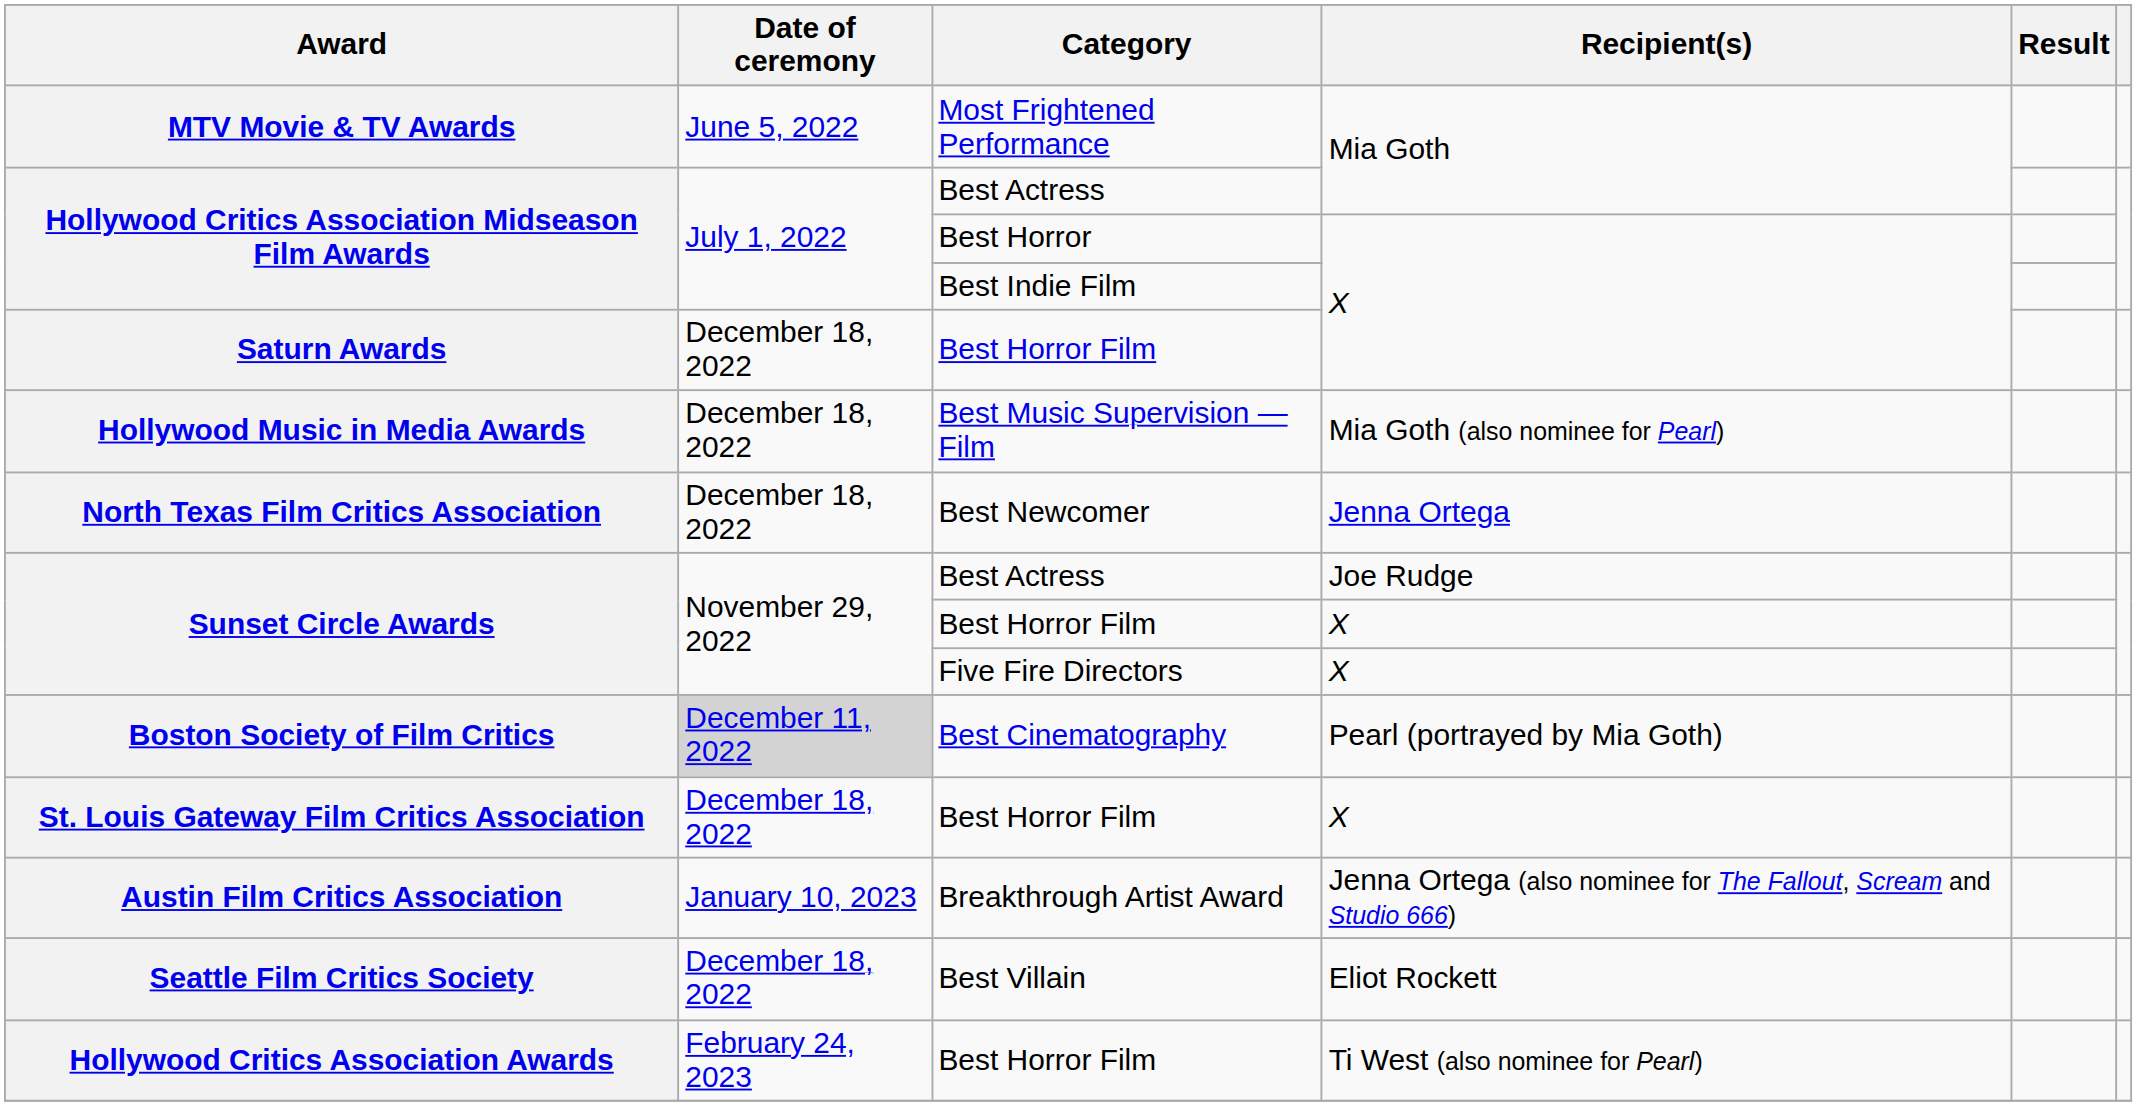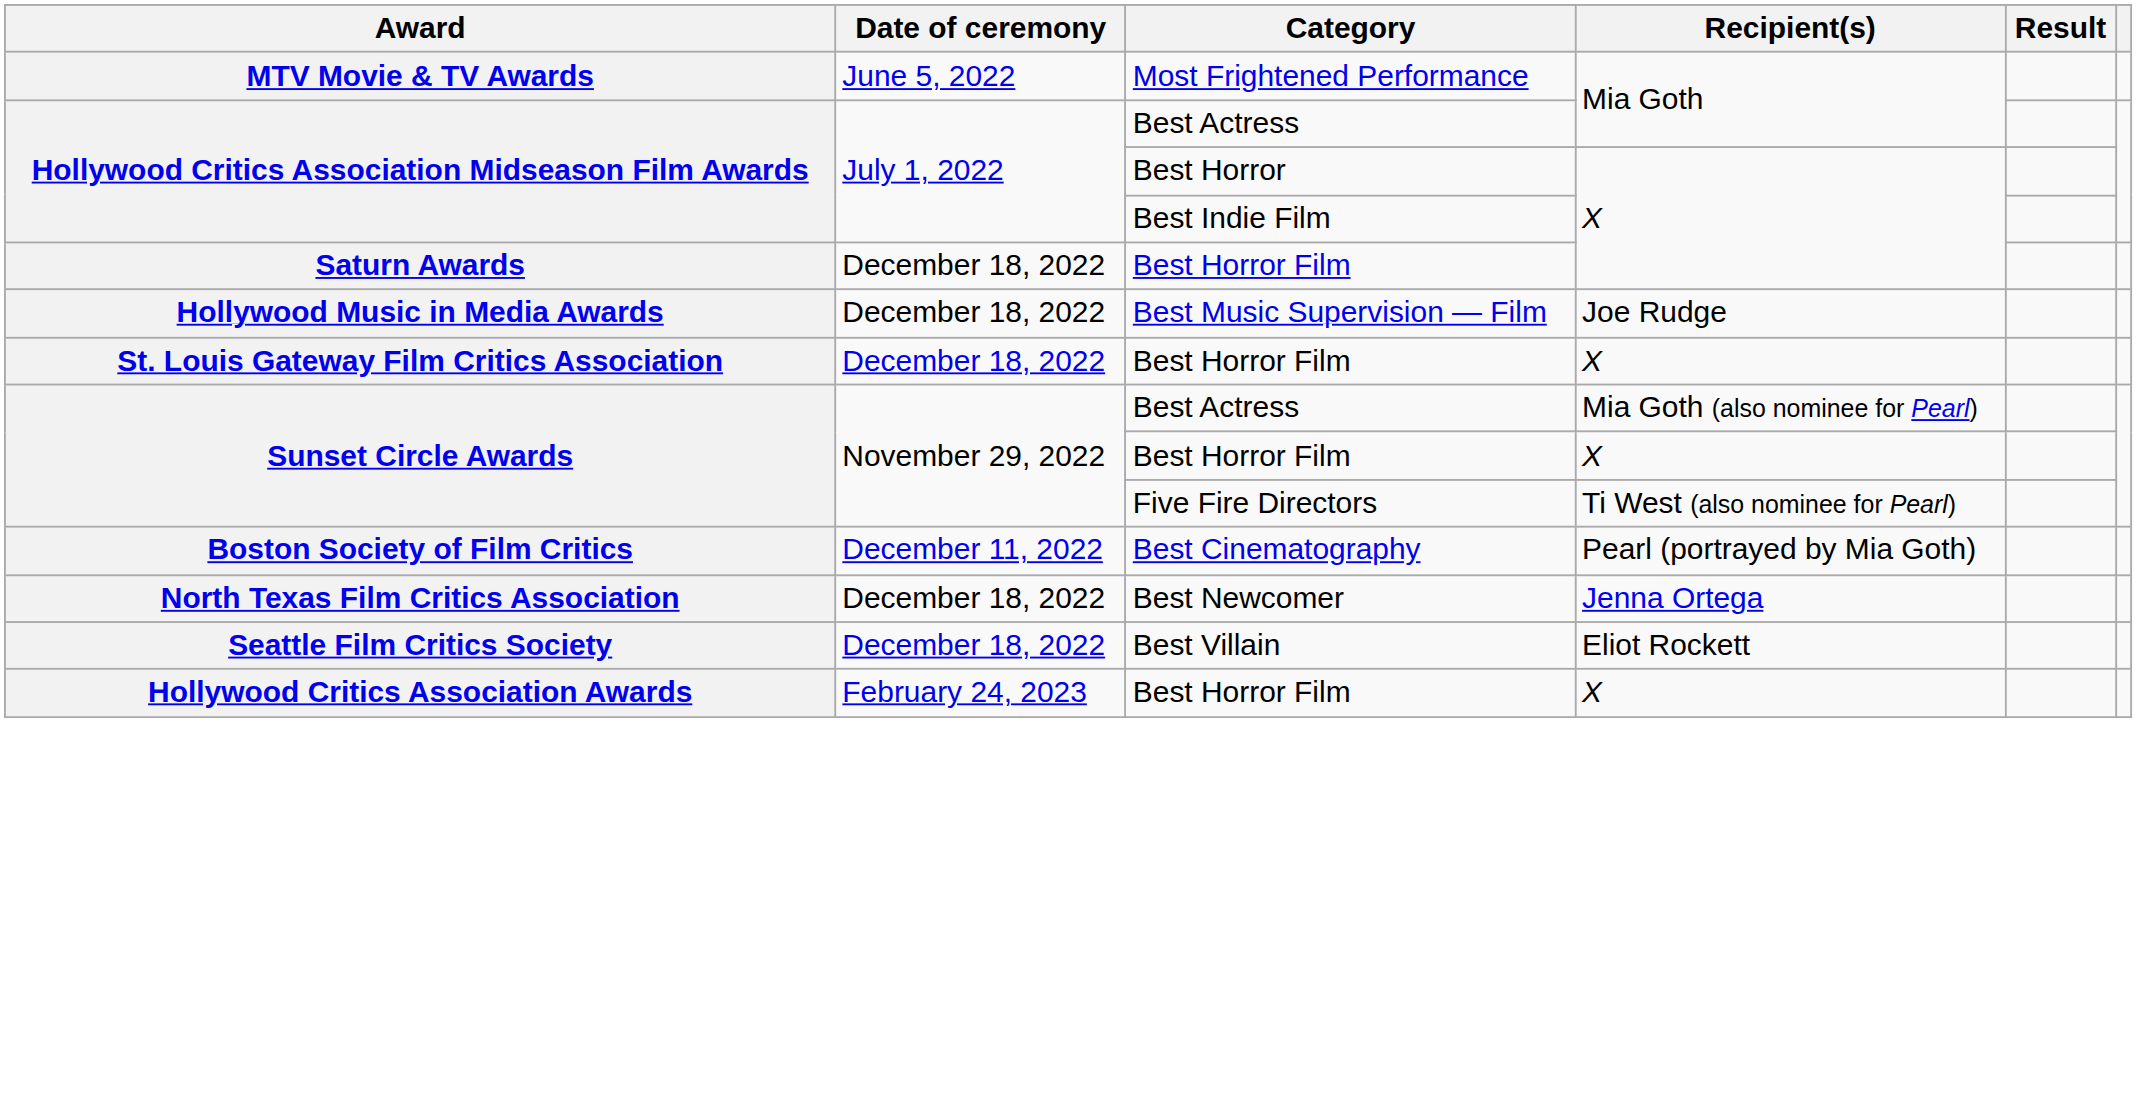(1527, 430) Mia Goth (also nominee for Pearl) -> (1654, 312) Joe Rudge
rows swapped: (342, 511) <-> (342, 816)
(1401, 576) Joe Rudge -> (1780, 407) Mia Goth (also nominee for Pearl)
(1339, 671) X -> (1769, 502) Ti West (also nominee for Pearl)
(778, 735) lightgrey background -> (973, 550) no background
- row: (342, 897)
(1516, 1059) Ti West (also nominee for Pearl) -> (1592, 692) X
